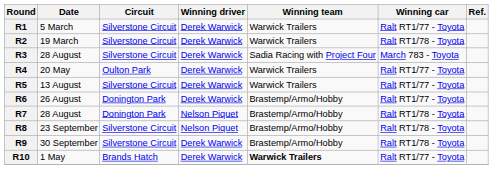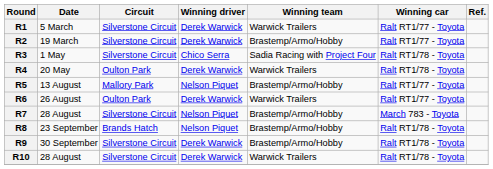(283, 41) Warwick Trailers -> (296, 41) Brastemp/Armo/Hobby
(422, 41) Ralt RT1/78 - Toyota -> (422, 41) Ralt RT1/77 - Toyota
(60, 56) 28 August -> (53, 56) 1 May
(211, 56) Derek Warwick -> (205, 56) Chico Serra
(420, 56) March 783 - Toyota -> (422, 56) Ralt RT1/78 - Toyota
(422, 70) Ralt RT1/77 - Toyota -> (422, 70) Ralt RT1/78 - Toyota
(139, 85) Silverstone Circuit -> (128, 85) Mallory Park
(211, 85) Derek Warwick -> (209, 85) Nelson Piquet
(283, 85) Warwick Trailers -> (296, 85) Brastemp/Armo/Hobby
(134, 99) Donington Park -> (126, 99) Oulton Park
(296, 99) Brastemp/Armo/Hobby -> (283, 99) Warwick Trailers
(134, 114) Donington Park -> (139, 114) Silverstone Circuit
(422, 114) Ralt RT1/78 - Toyota -> (420, 114) March 783 - Toyota
(139, 128) Silverstone Circuit -> (130, 128) Brands Hatch
(53, 158) 1 May -> (60, 158) 28 August
(130, 158) Brands Hatch -> (139, 158) Silverstone Circuit
(286, 158) bold -> (283, 158) normal
(422, 158) Ralt RT1/77 - Toyota -> (422, 158) Ralt RT1/78 - Toyota
